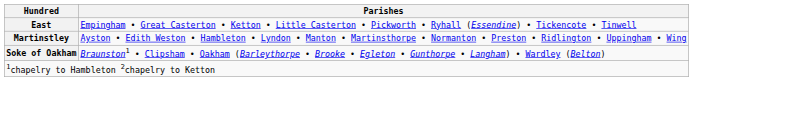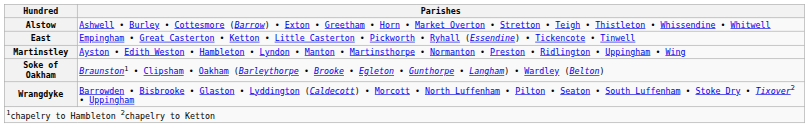+ row: (41, 25)
+ row: (41, 94)
